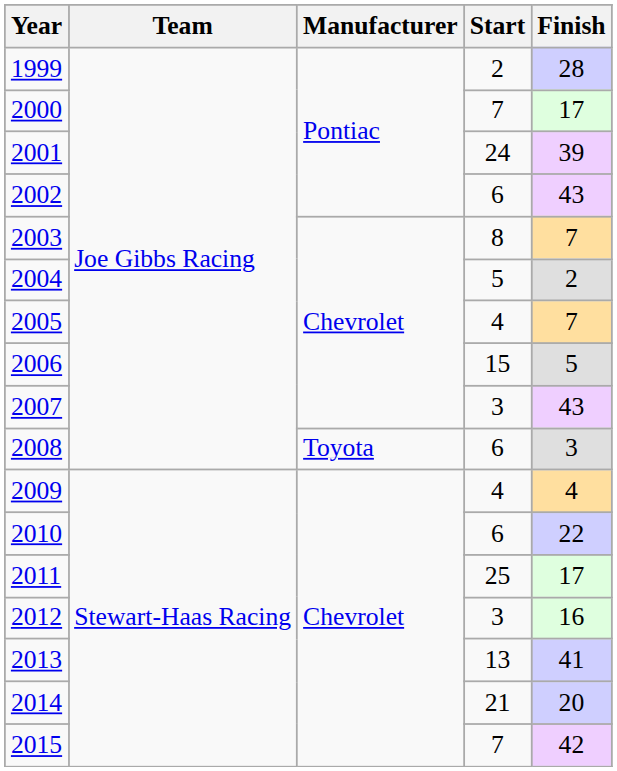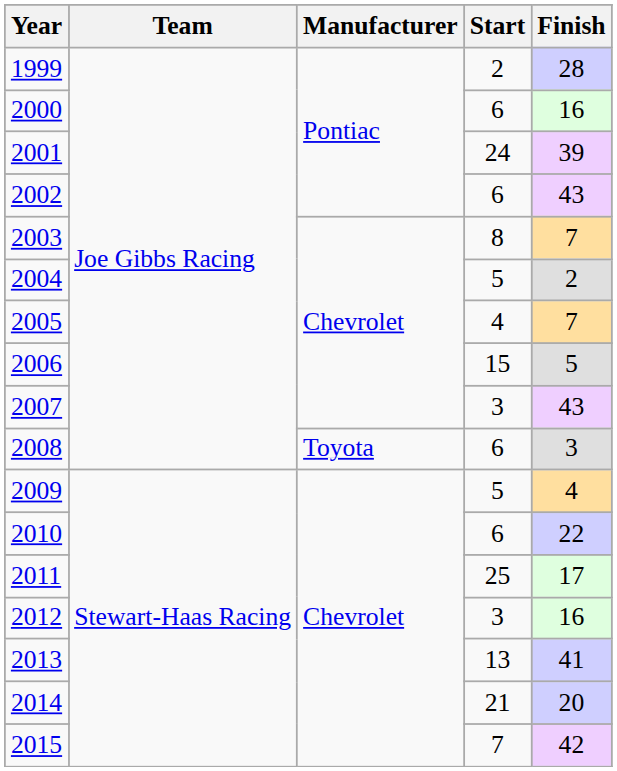(497, 110) 7 -> (497, 110) 6
(571, 110) 17 -> (571, 110) 16
(497, 491) 4 -> (497, 491) 5
